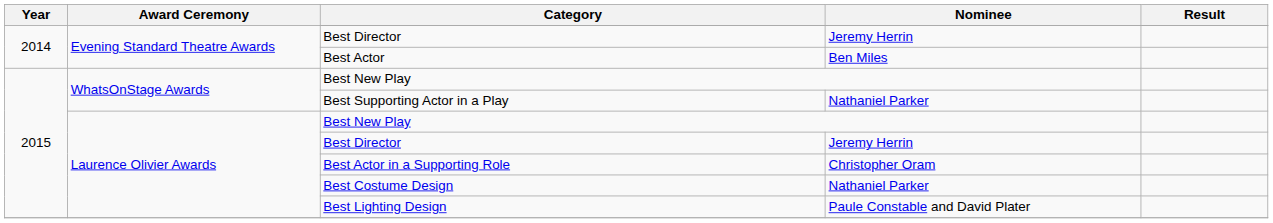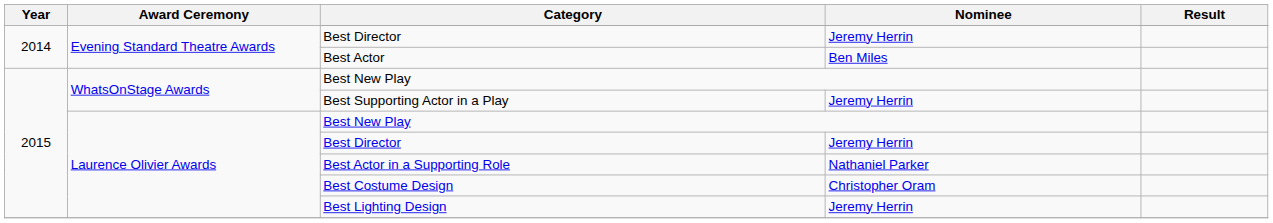(879, 100) Nathaniel Parker -> (871, 100) Jeremy Herrin
(882, 164) Christopher Oram -> (879, 164) Nathaniel Parker
(879, 185) Nathaniel Parker -> (882, 185) Christopher Oram
(929, 206) Paule Constable and David Plater -> (871, 206) Jeremy Herrin
